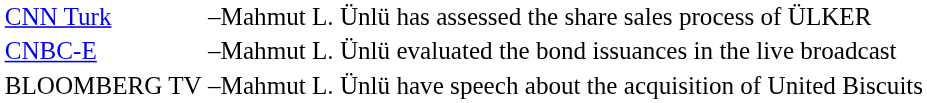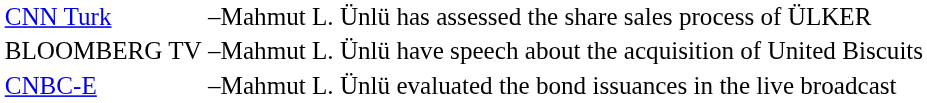rows swapped: (51, 51) <-> (103, 85)
